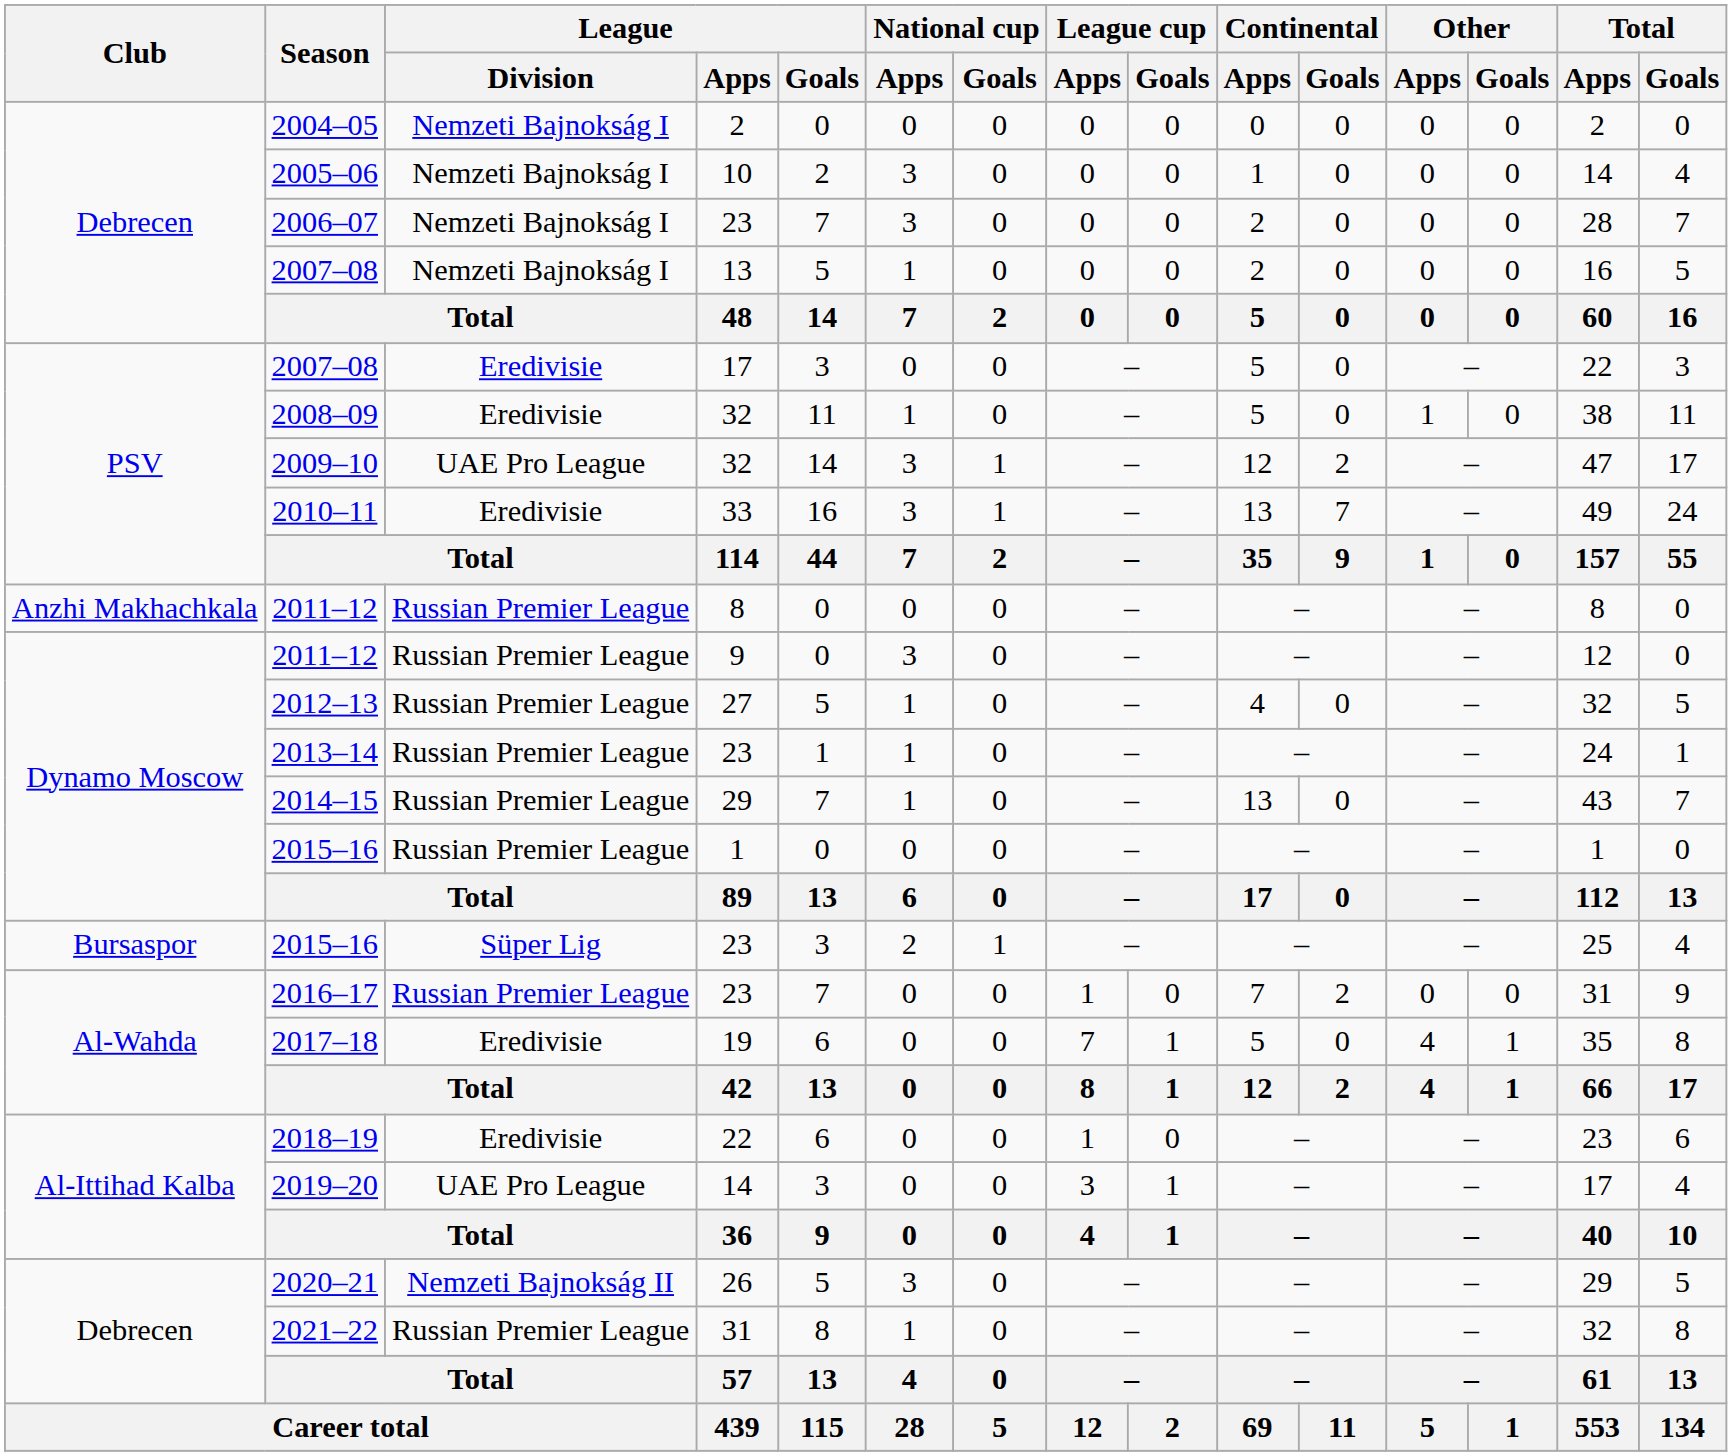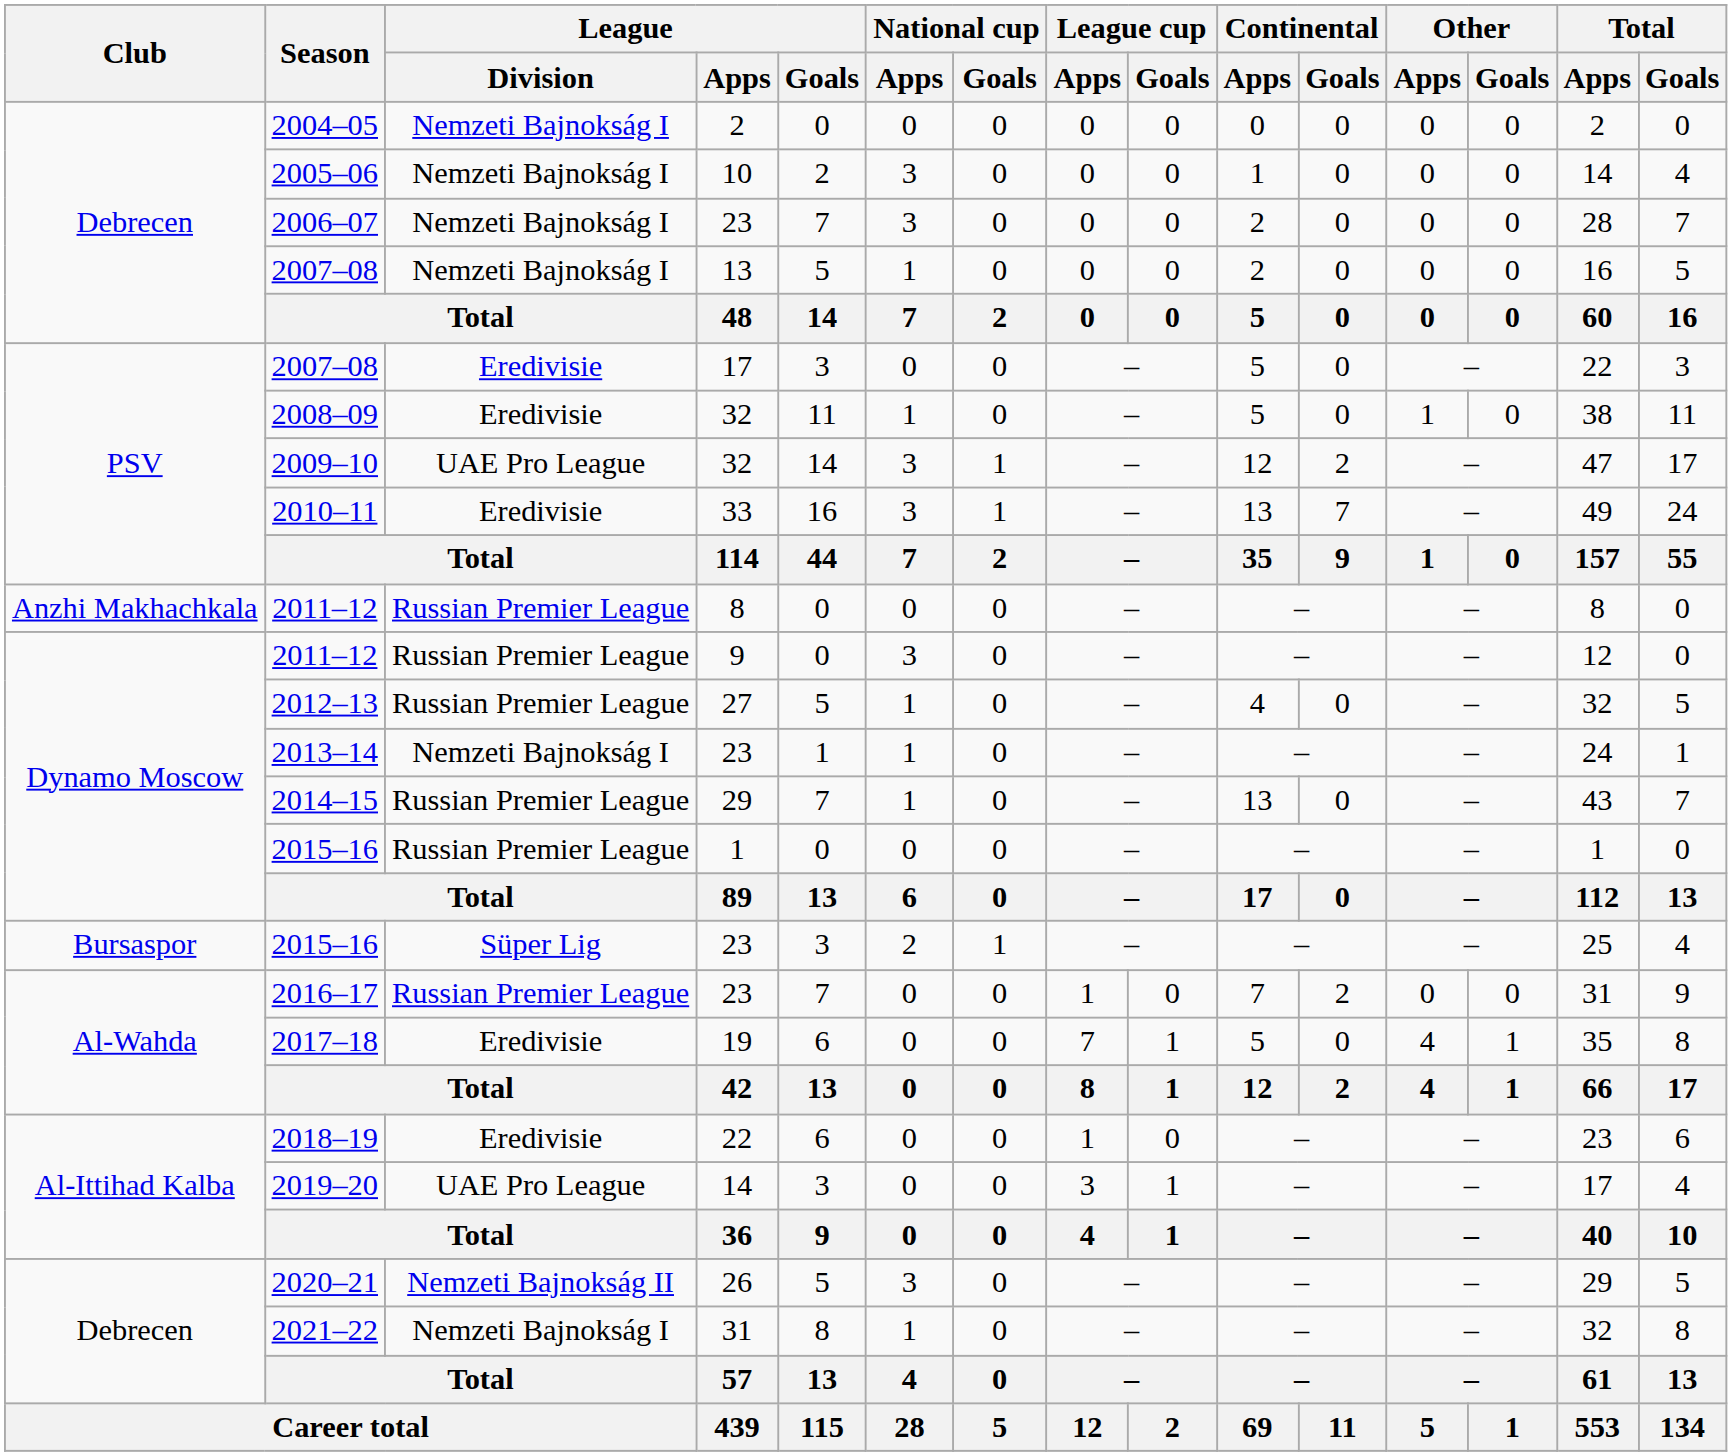(541, 751) Russian Premier League -> (541, 751) Nemzeti Bajnokság I
(541, 1330) Russian Premier League -> (541, 1330) Nemzeti Bajnokság I
